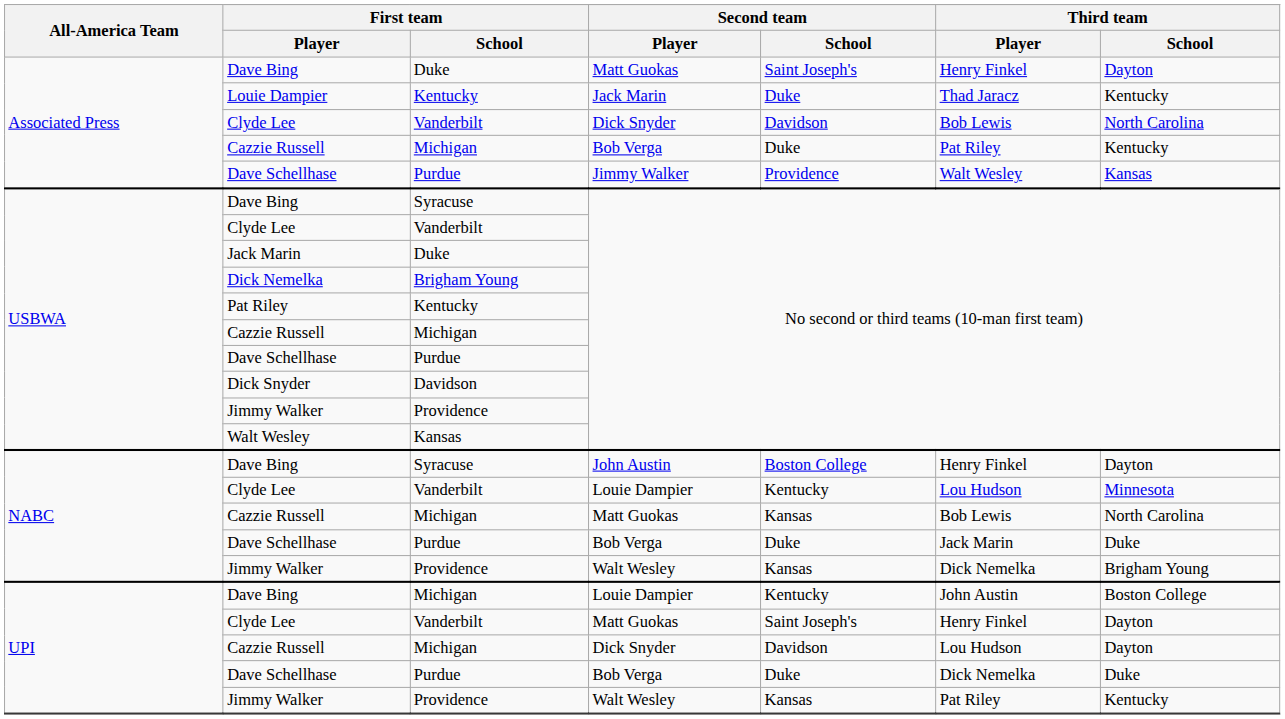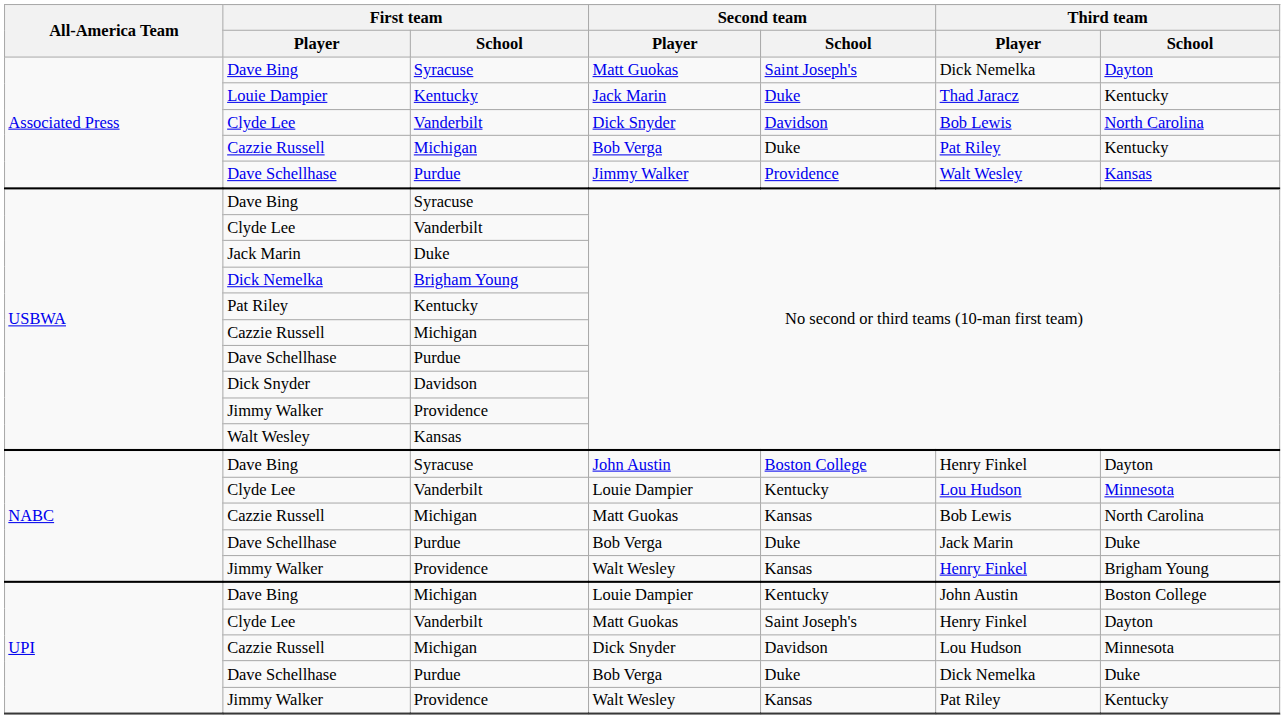(432, 69) Duke -> (444, 69) Syracuse
(983, 69) Henry Finkel -> (987, 69) Dick Nemelka
(987, 568) Dick Nemelka -> (983, 568) Henry Finkel
(1129, 647) Dayton -> (1139, 647) Minnesota
